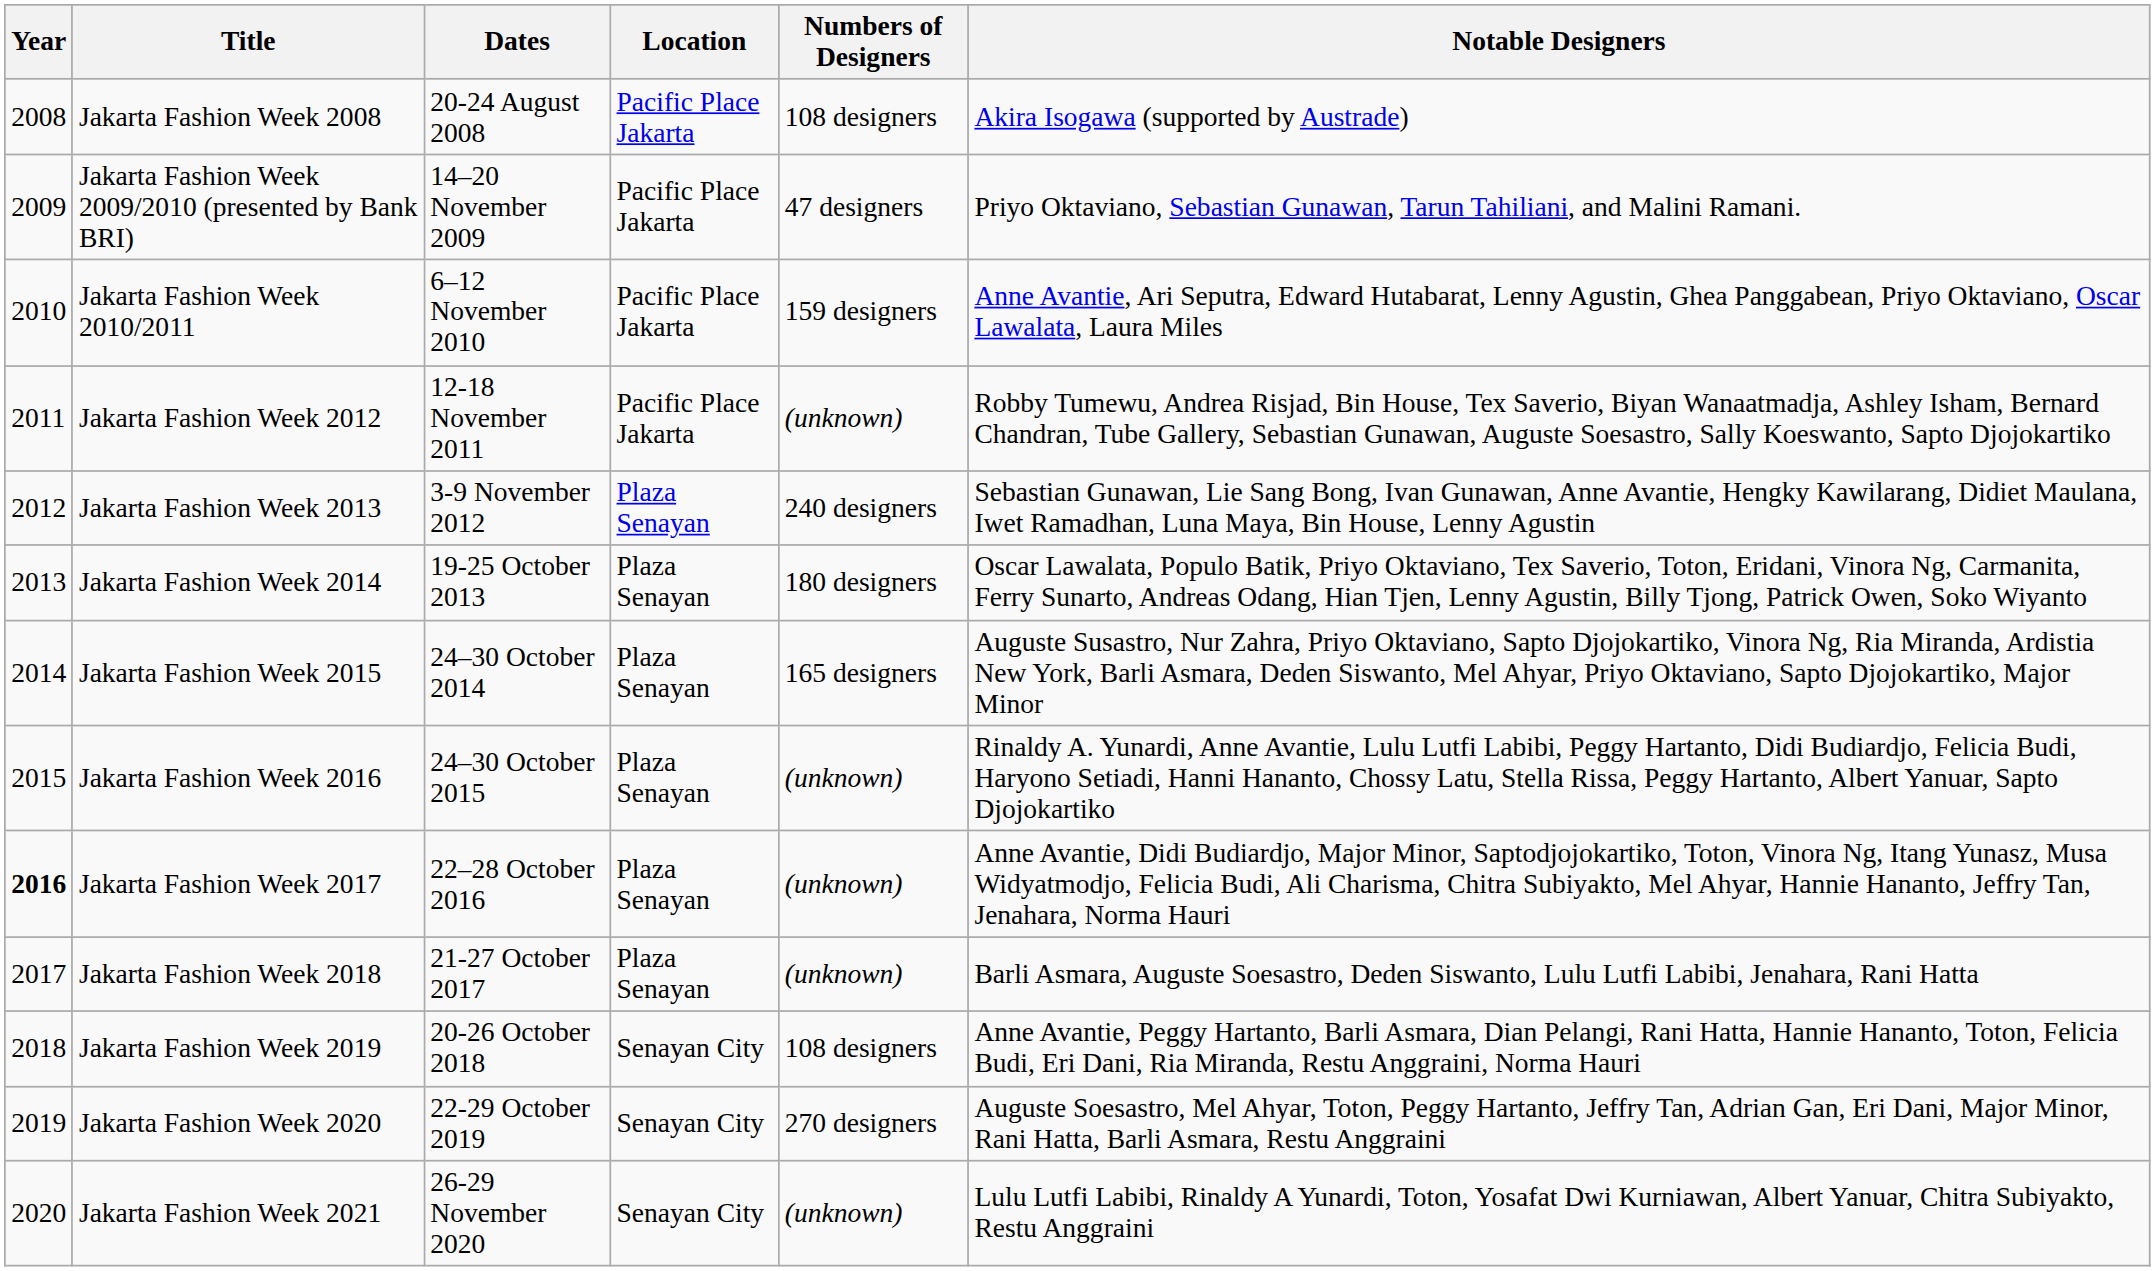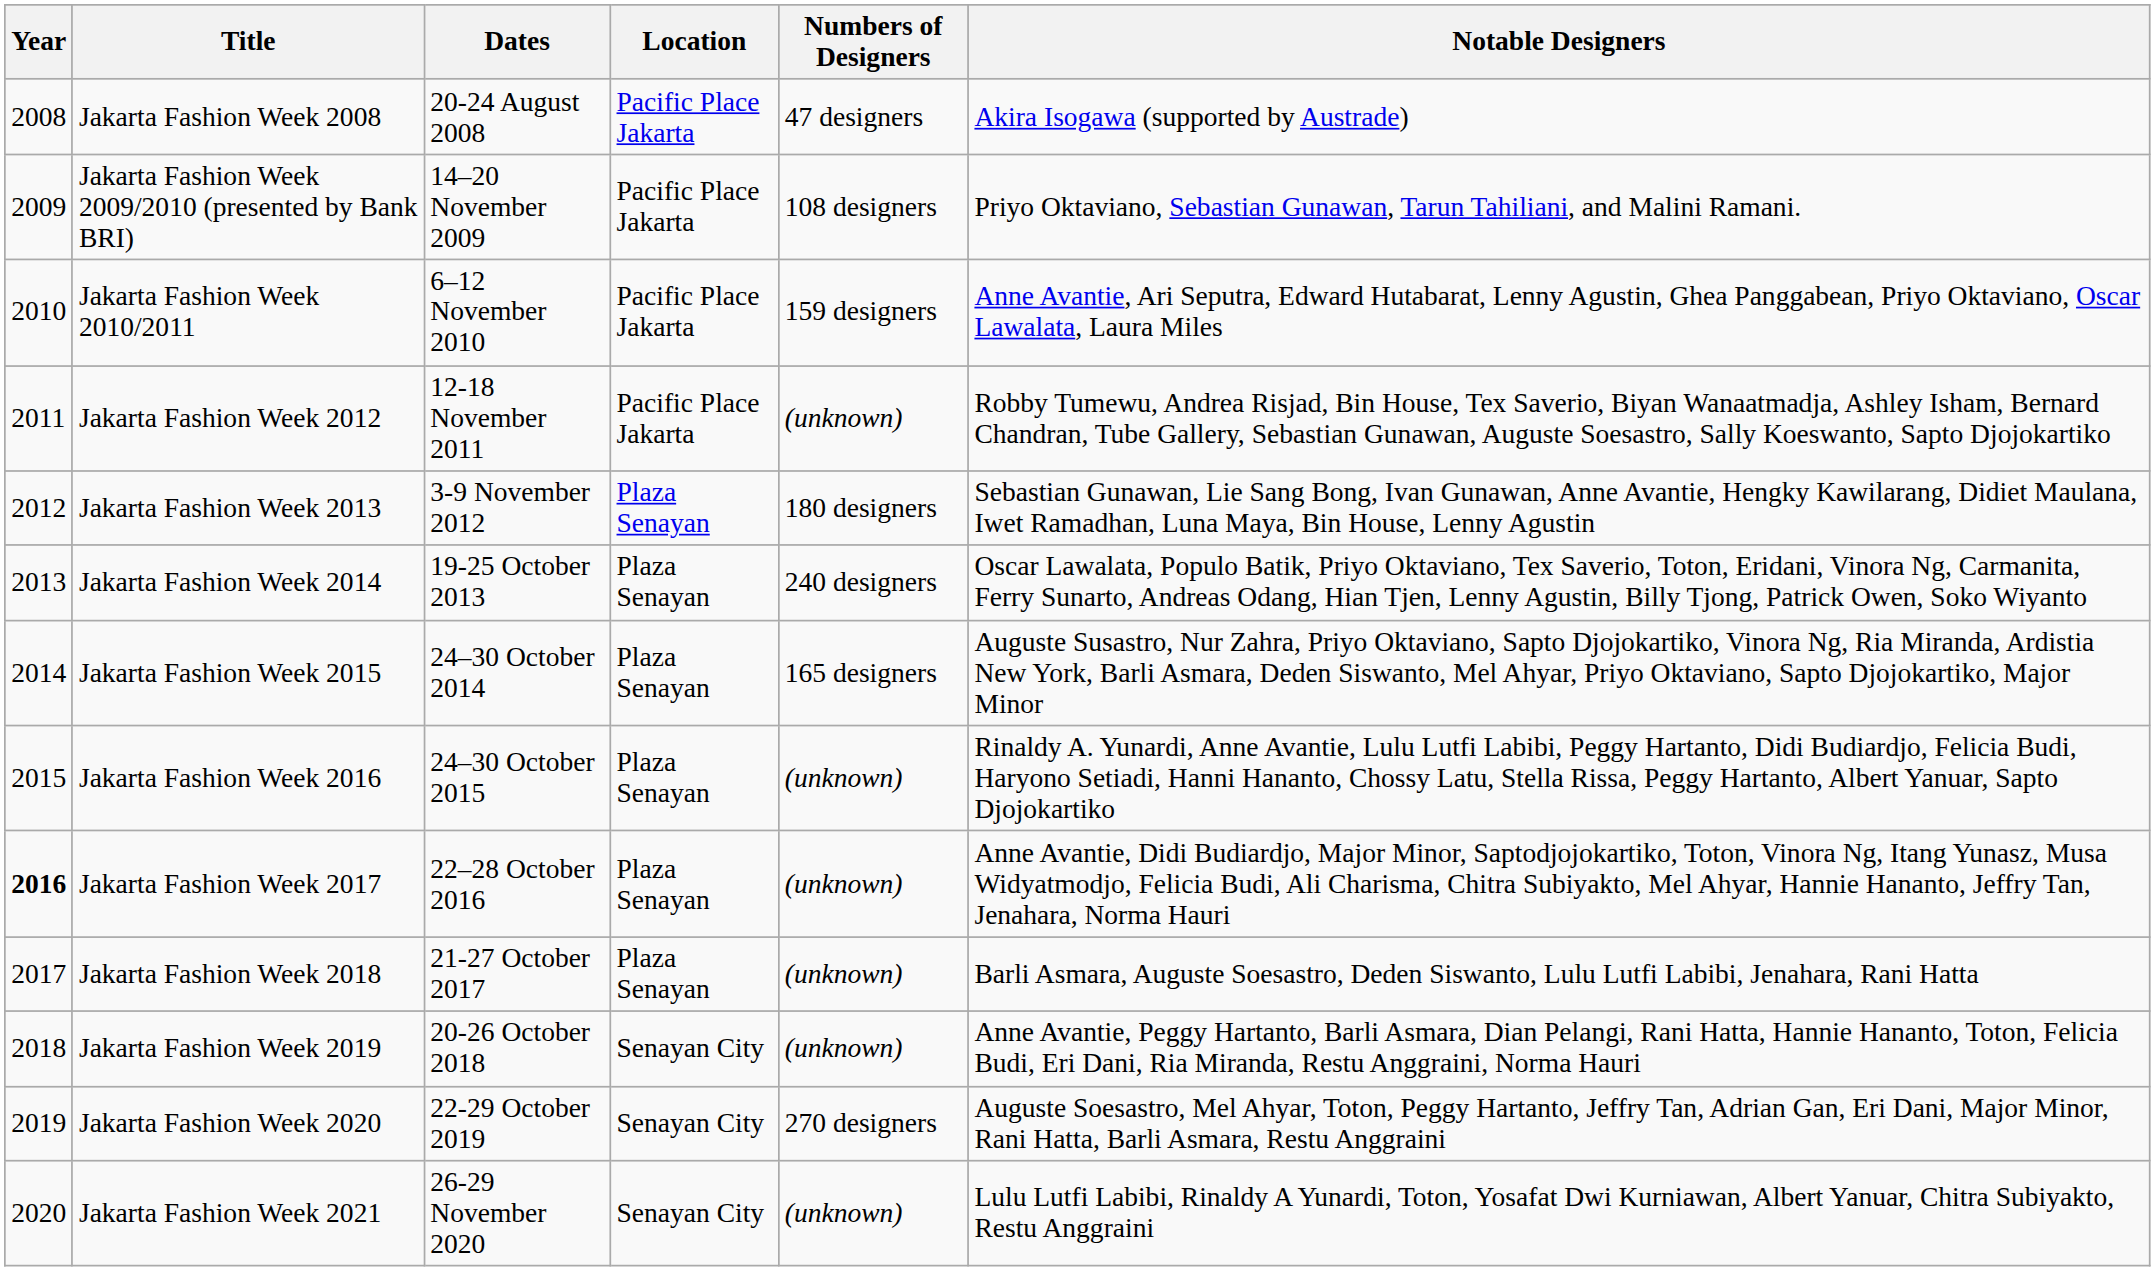(861, 116) 108 designers -> (854, 116) 47 designers
(854, 206) 47 designers -> (861, 206) 108 designers
(861, 507) 240 designers -> (861, 507) 180 designers
(861, 582) 180 designers -> (861, 582) 240 designers
(861, 1048) 108 designers -> (844, 1048) (unknown)
